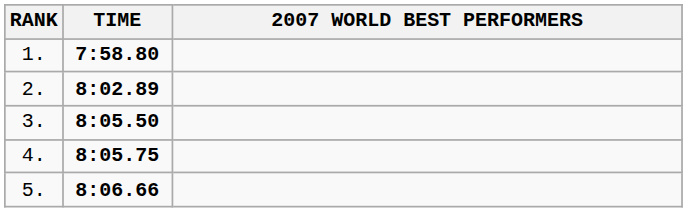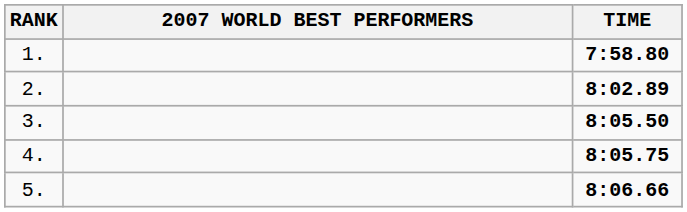columns swapped: (427, 21) <-> (117, 21)
